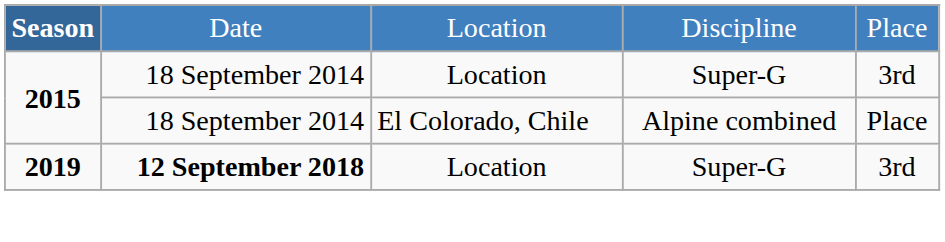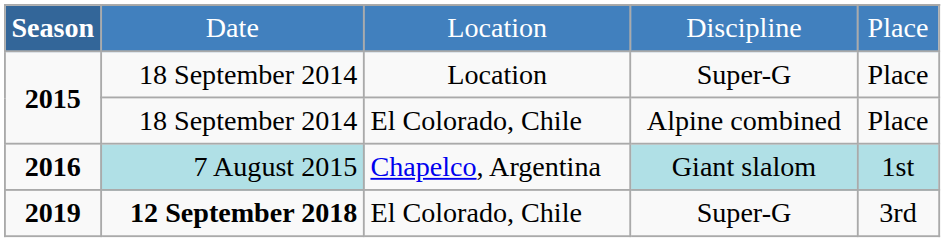(897, 74) 3rd -> (898, 74) Place
+ row: (53, 166)
(497, 166) Location -> (476, 213) El Colorado, Chile
